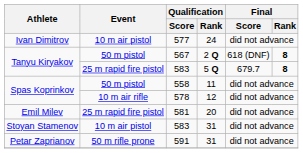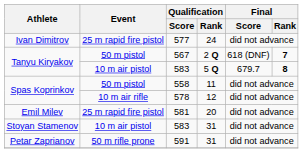(123, 41) 10 m air pistol -> (123, 41) 25 m rapid fire pistol
(285, 55) 8 -> (285, 55) 7
(123, 69) 25 m rapid fire pistol -> (123, 69) 10 m air pistol
